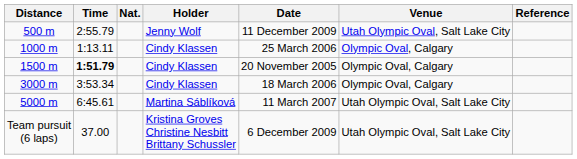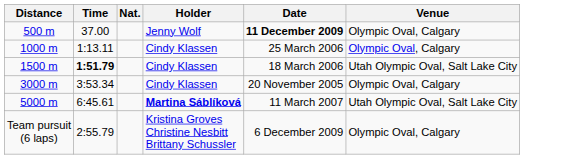- column: (542, 13)
(95, 31) 2:55.79 -> (95, 31) 37.00
(289, 31) normal -> (295, 31) bold
(426, 31) Utah Olympic Oval, Salt Lake City -> (404, 31) Olympic Oval, Calgary
(289, 66) 20 November 2005 -> (306, 66) 18 March 2006
(397, 66) Olympic Oval, Calgary -> (433, 66) Utah Olympic Oval, Salt Lake City
(299, 84) 18 March 2006 -> (296, 84) 20 November 2005
(191, 102) normal -> (193, 102) bold
(95, 132) 37.00 -> (95, 132) 2:55.79
(426, 132) Utah Olympic Oval, Salt Lake City -> (404, 132) Olympic Oval, Calgary
